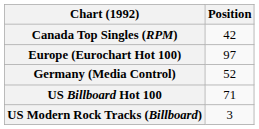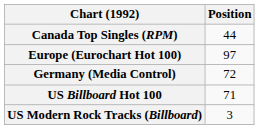(230, 34) 42 -> (230, 34) 44
(230, 74) 52 -> (230, 74) 72
